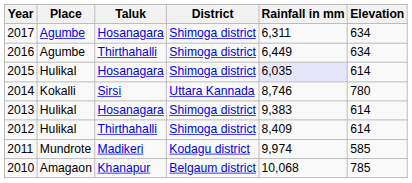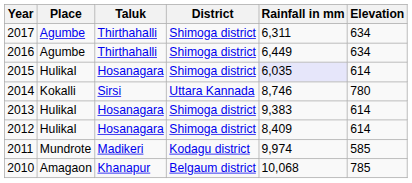(131, 33) Hosanagara -> (127, 33) Thirthahalli
(127, 129) Thirthahalli -> (131, 129) Hosanagara
